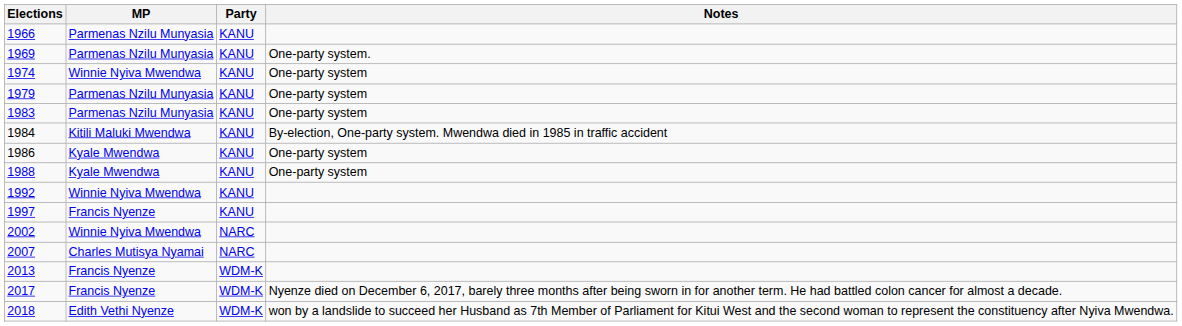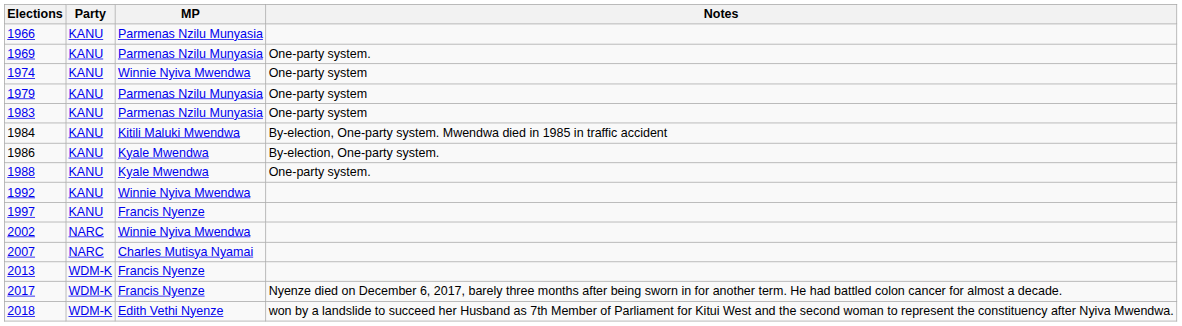columns swapped: (141, 14) <-> (241, 14)
(318, 152) One-party system -> (354, 152) By-election, One-party system.
(318, 172) One-party system -> (320, 172) One-party system.
